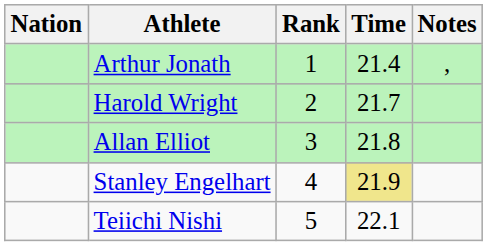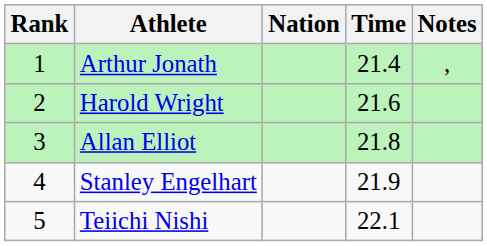columns swapped: (311, 24) <-> (46, 24)
(379, 102) 21.7 -> (379, 102) 21.6
(379, 181) khaki background -> (379, 181) no background
